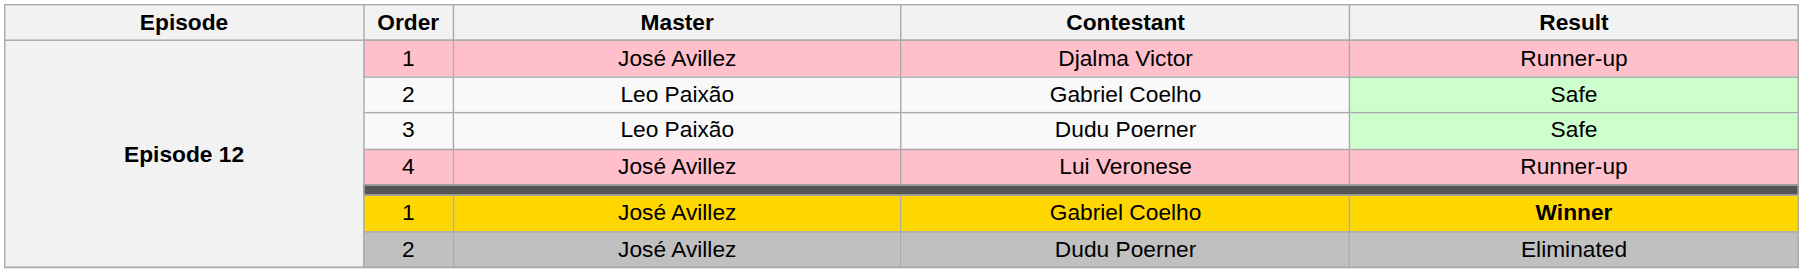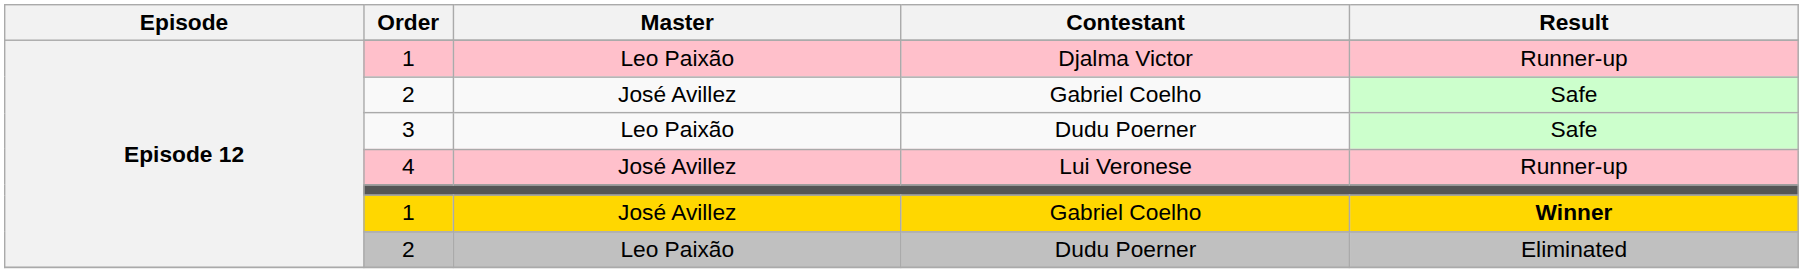(677, 58) José Avillez -> (677, 58) Leo Paixão
(677, 94) Leo Paixão -> (677, 94) José Avillez
(677, 249) José Avillez -> (677, 249) Leo Paixão
